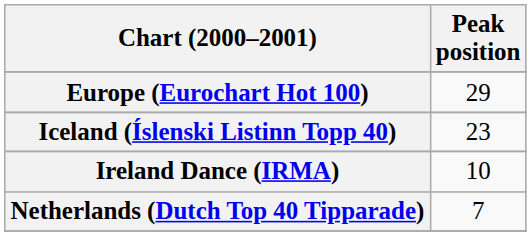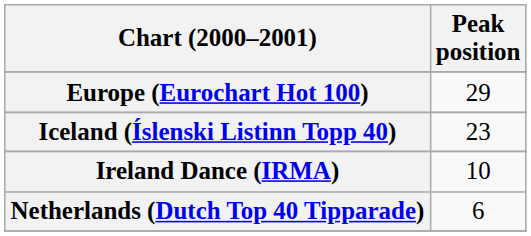(478, 210) 7 -> (478, 210) 6
